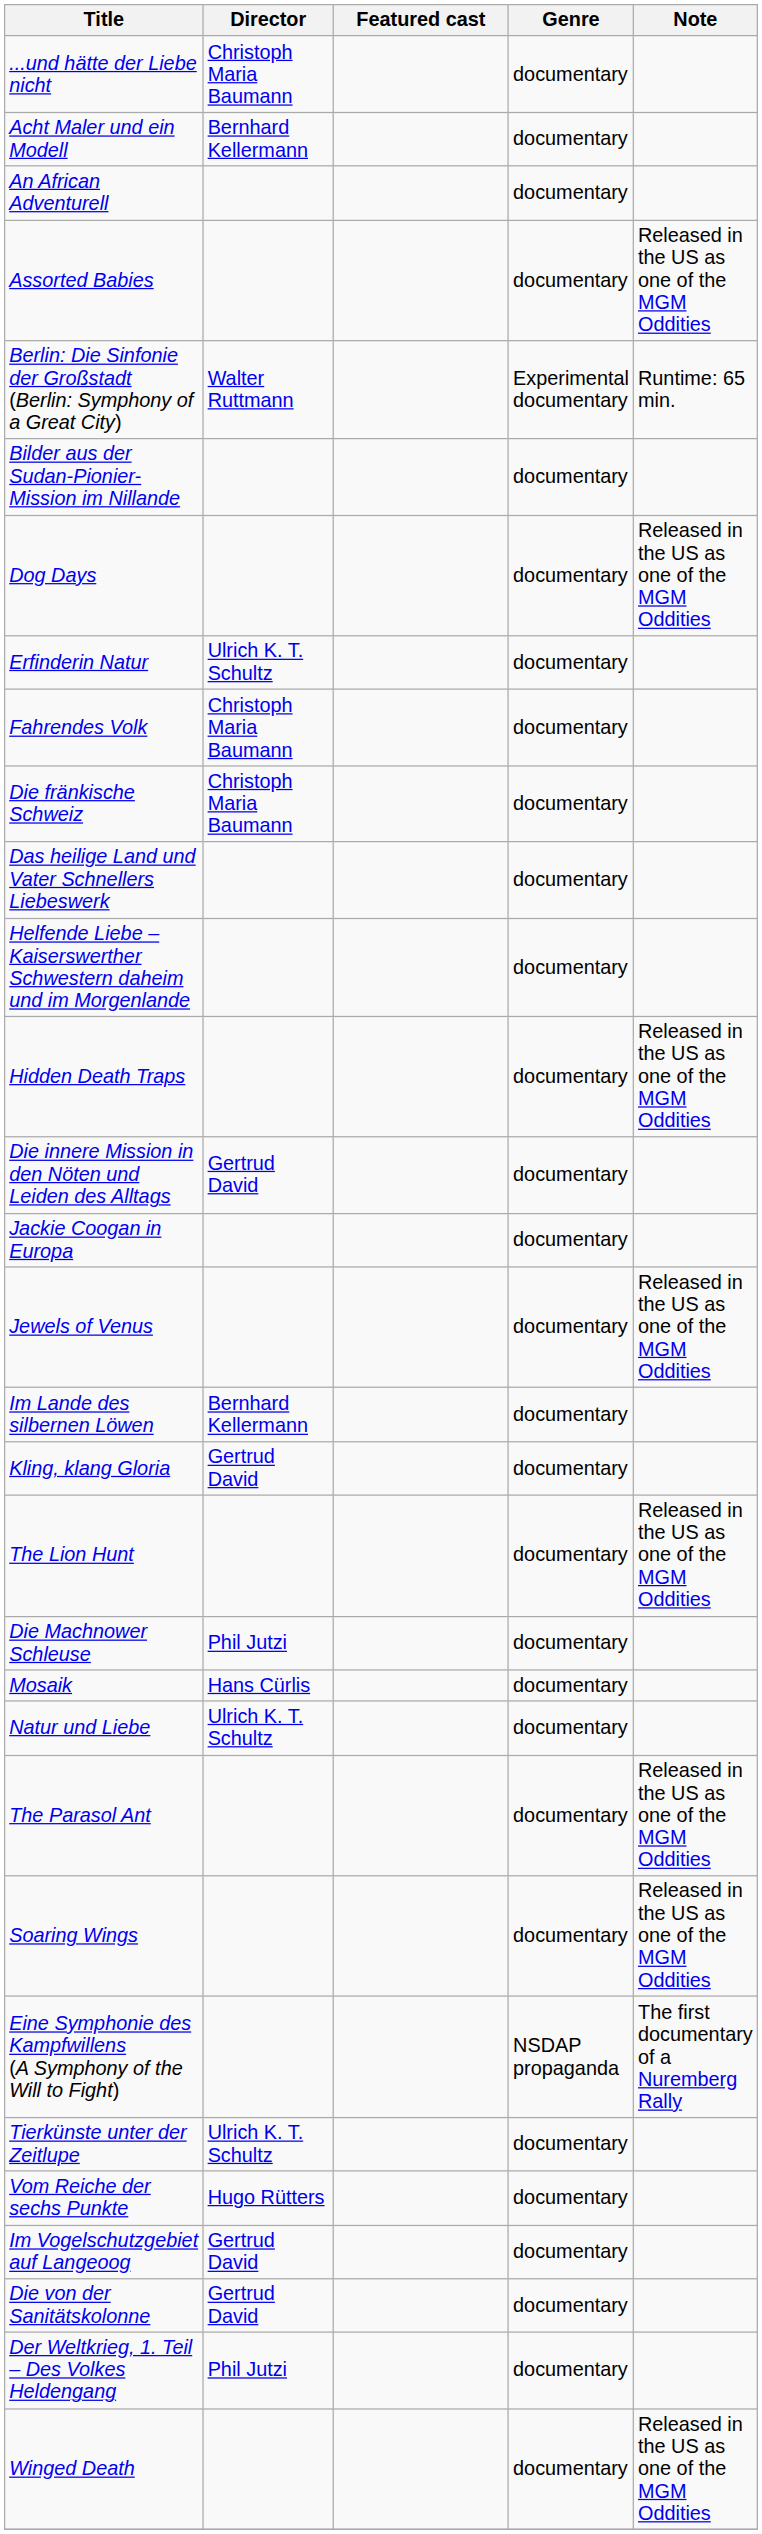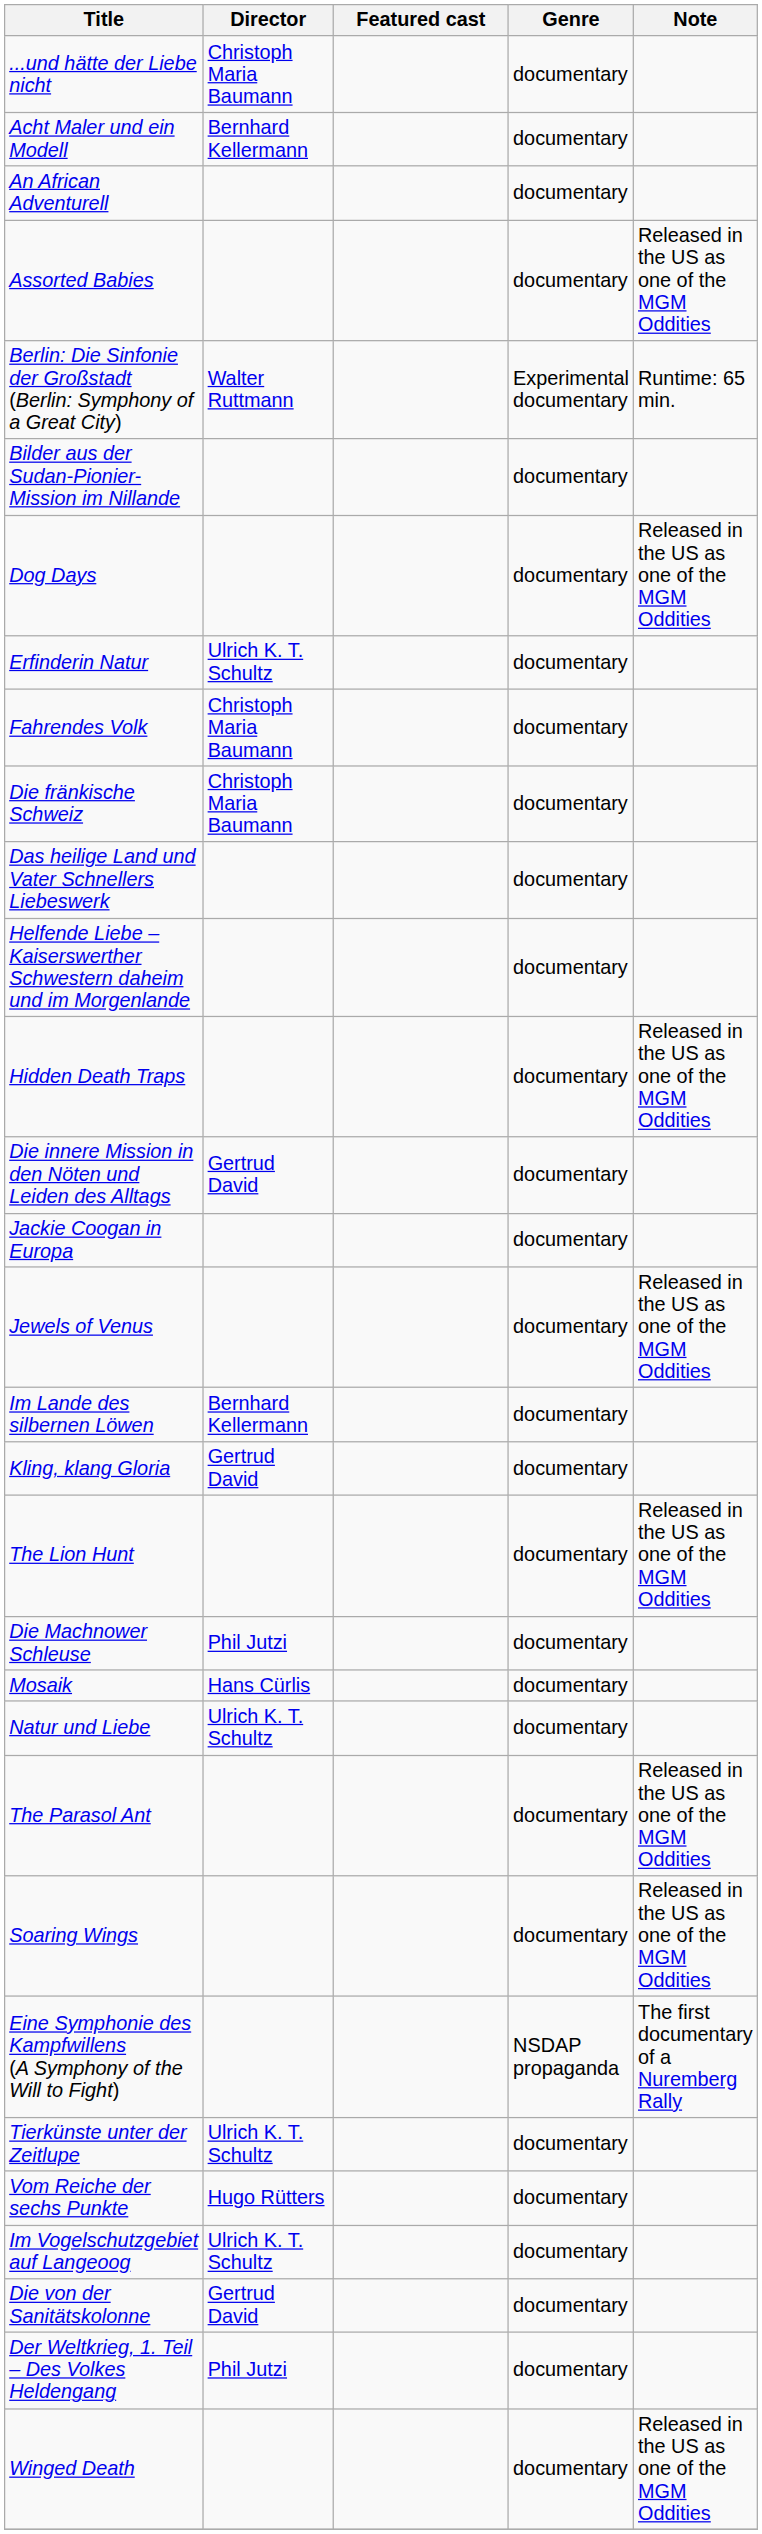(241, 2251) Gertrud David -> (255, 2251) Ulrich K. T. Schultz
